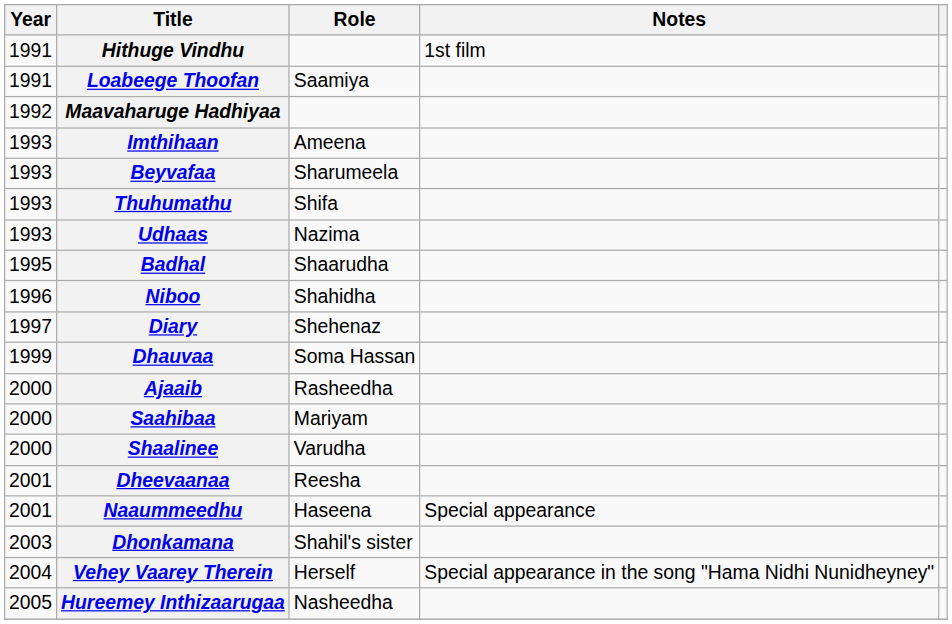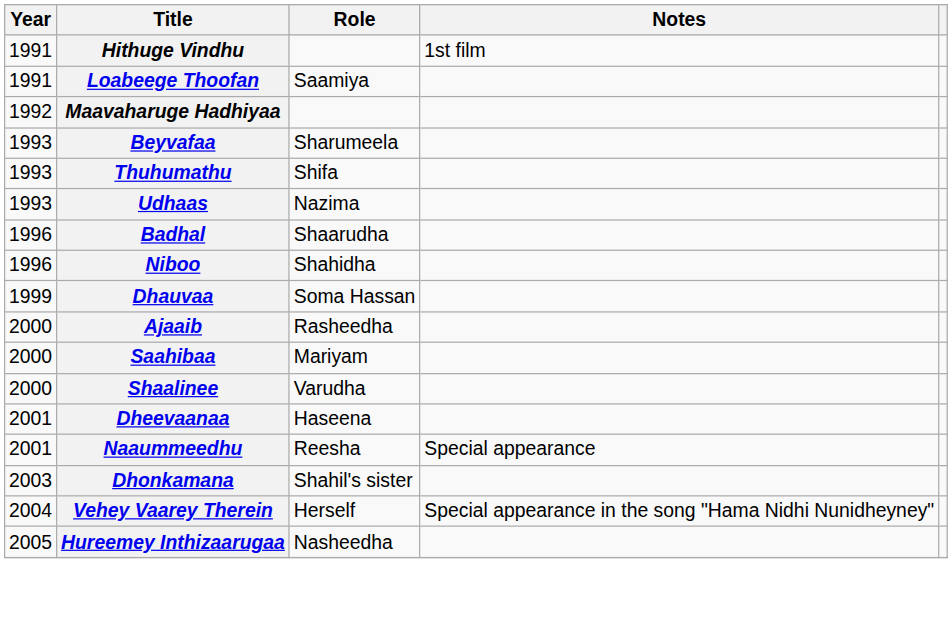- row: (173, 142)
(31, 265) 1995 -> (31, 234) 1996
- row: (173, 326)
(327, 480) Reesha -> (333, 419) Haseena
(333, 511) Haseena -> (327, 449) Reesha
